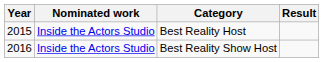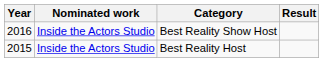rows swapped: (203, 31) <-> (218, 48)
